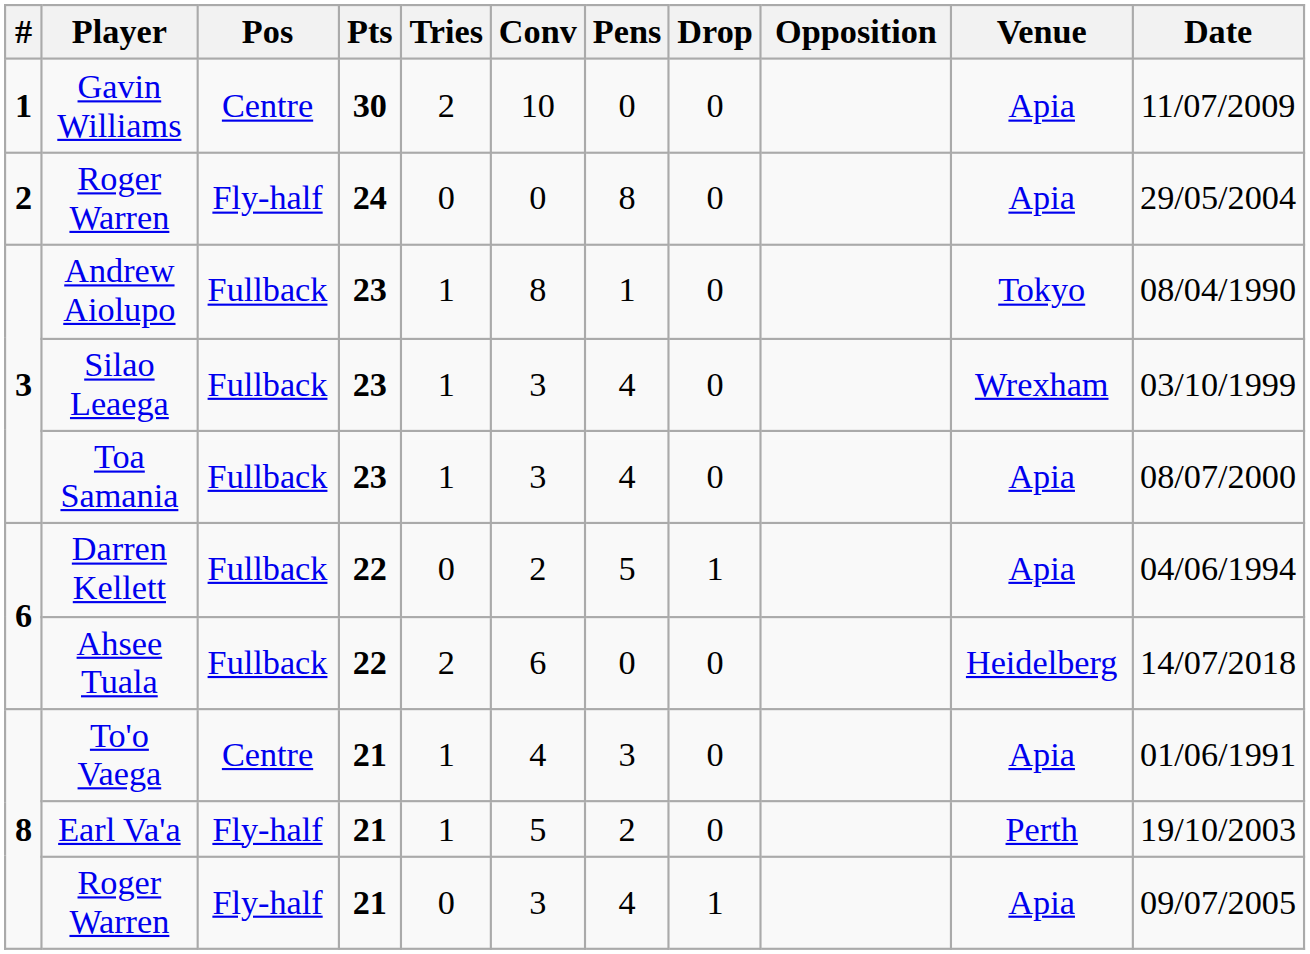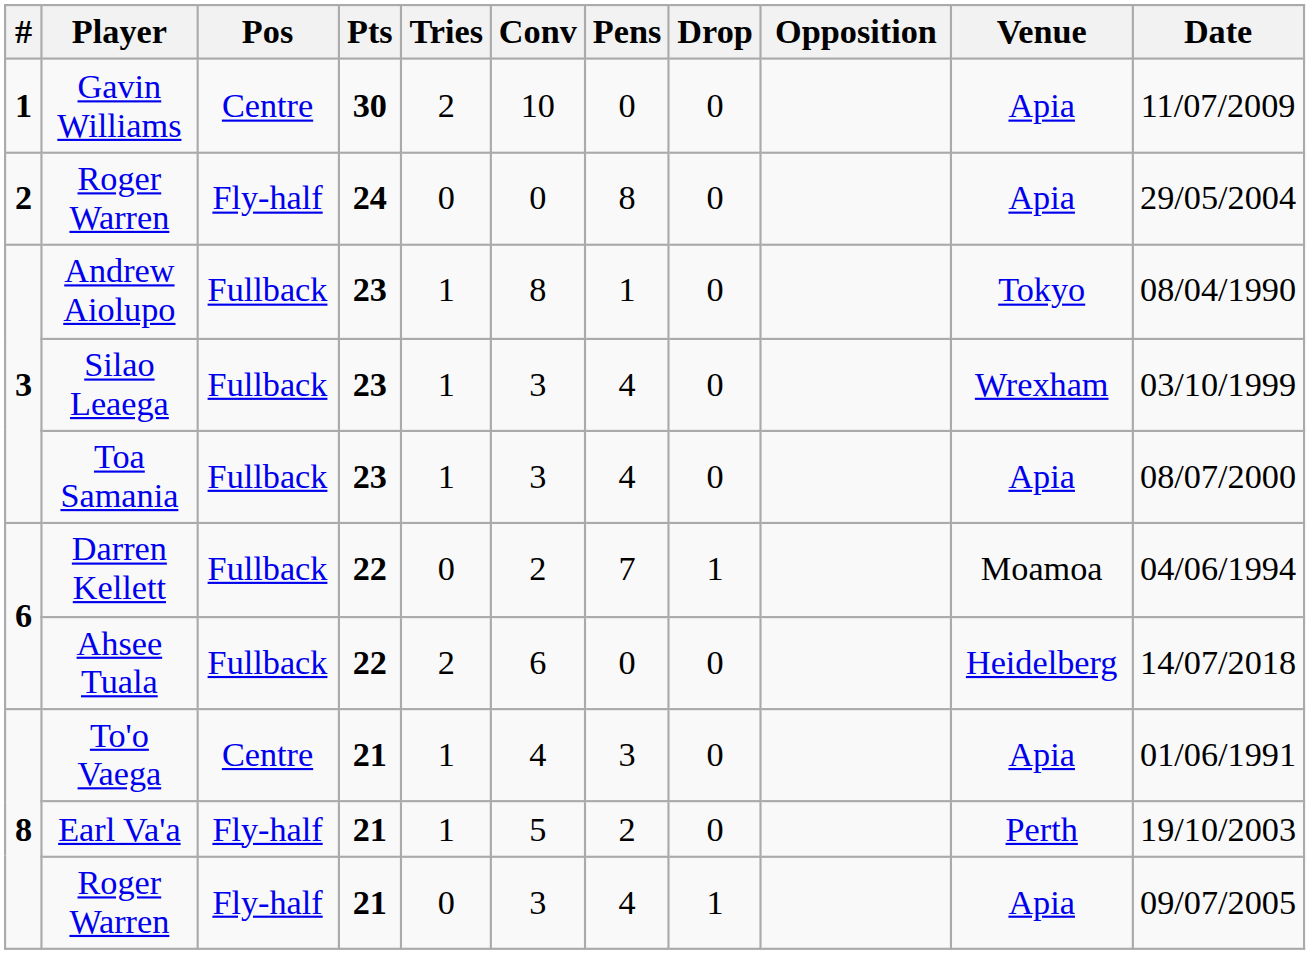(627, 569) 5 -> (627, 569) 7
(1042, 569) Apia -> (1042, 569) Moamoa
